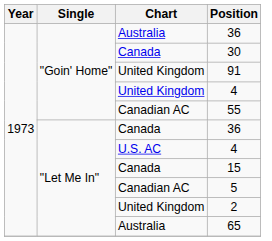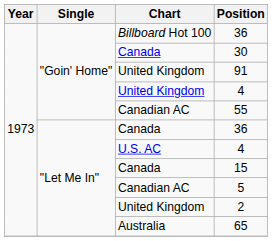(142, 33) Australia -> (165, 33) Billboard Hot 100
